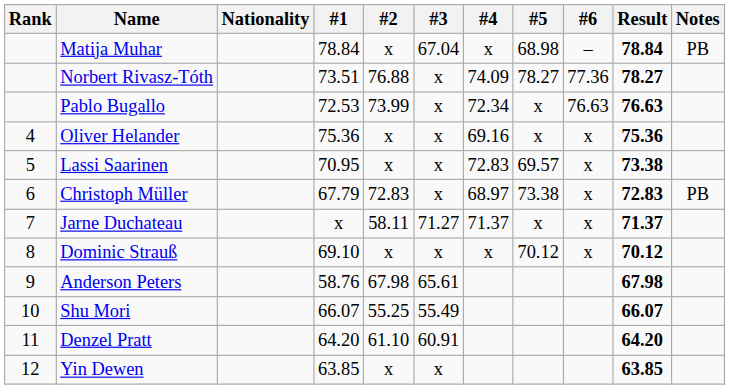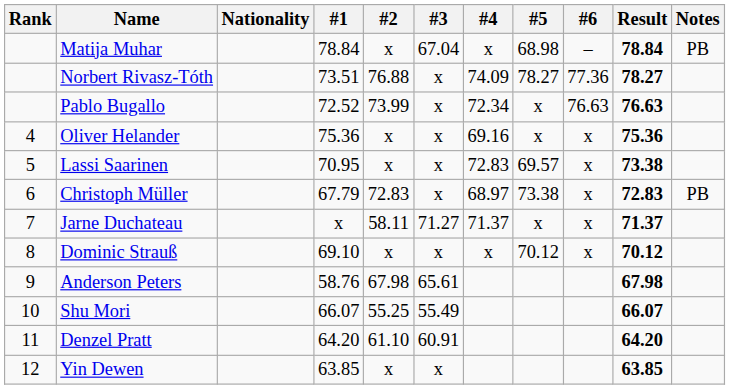(339, 106) 72.53 -> (339, 106) 72.52
